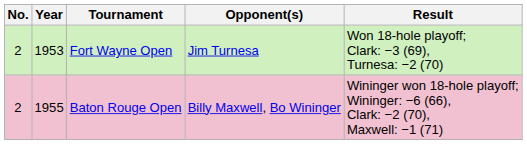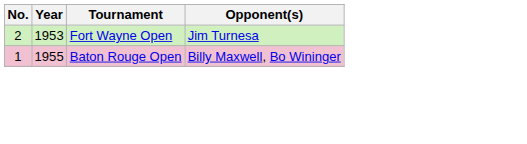- column: (433, 15)
(18, 108) 2 -> (18, 56) 1
